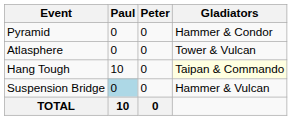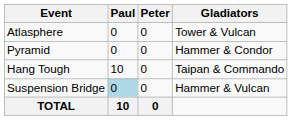rows swapped: (35, 50) <-> (28, 32)
(230, 69) lightyellow background -> (230, 69) no background
